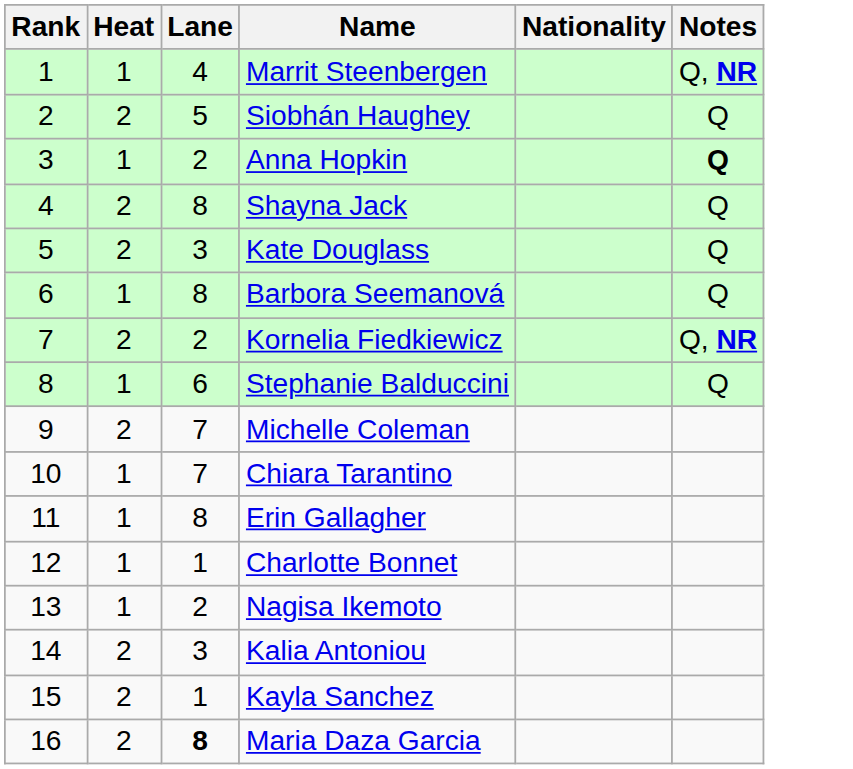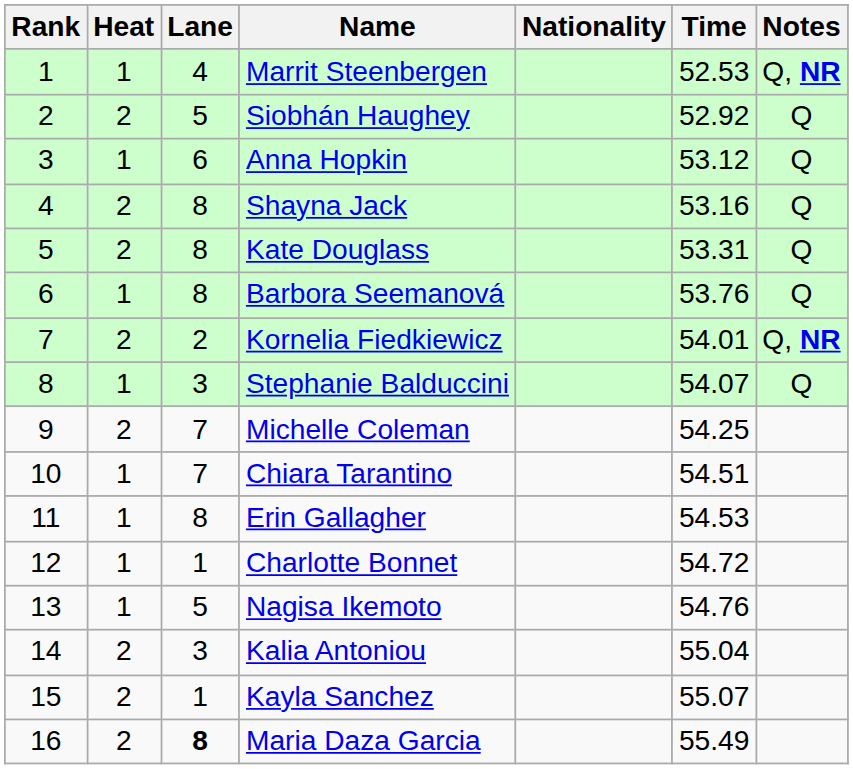+ column: (714, 26)
(200, 160) 2 -> (200, 160) 6
(718, 160) bold -> (801, 160) normal
(200, 250) 3 -> (200, 250) 8
(200, 384) 6 -> (200, 384) 3
(200, 607) 2 -> (200, 607) 5
